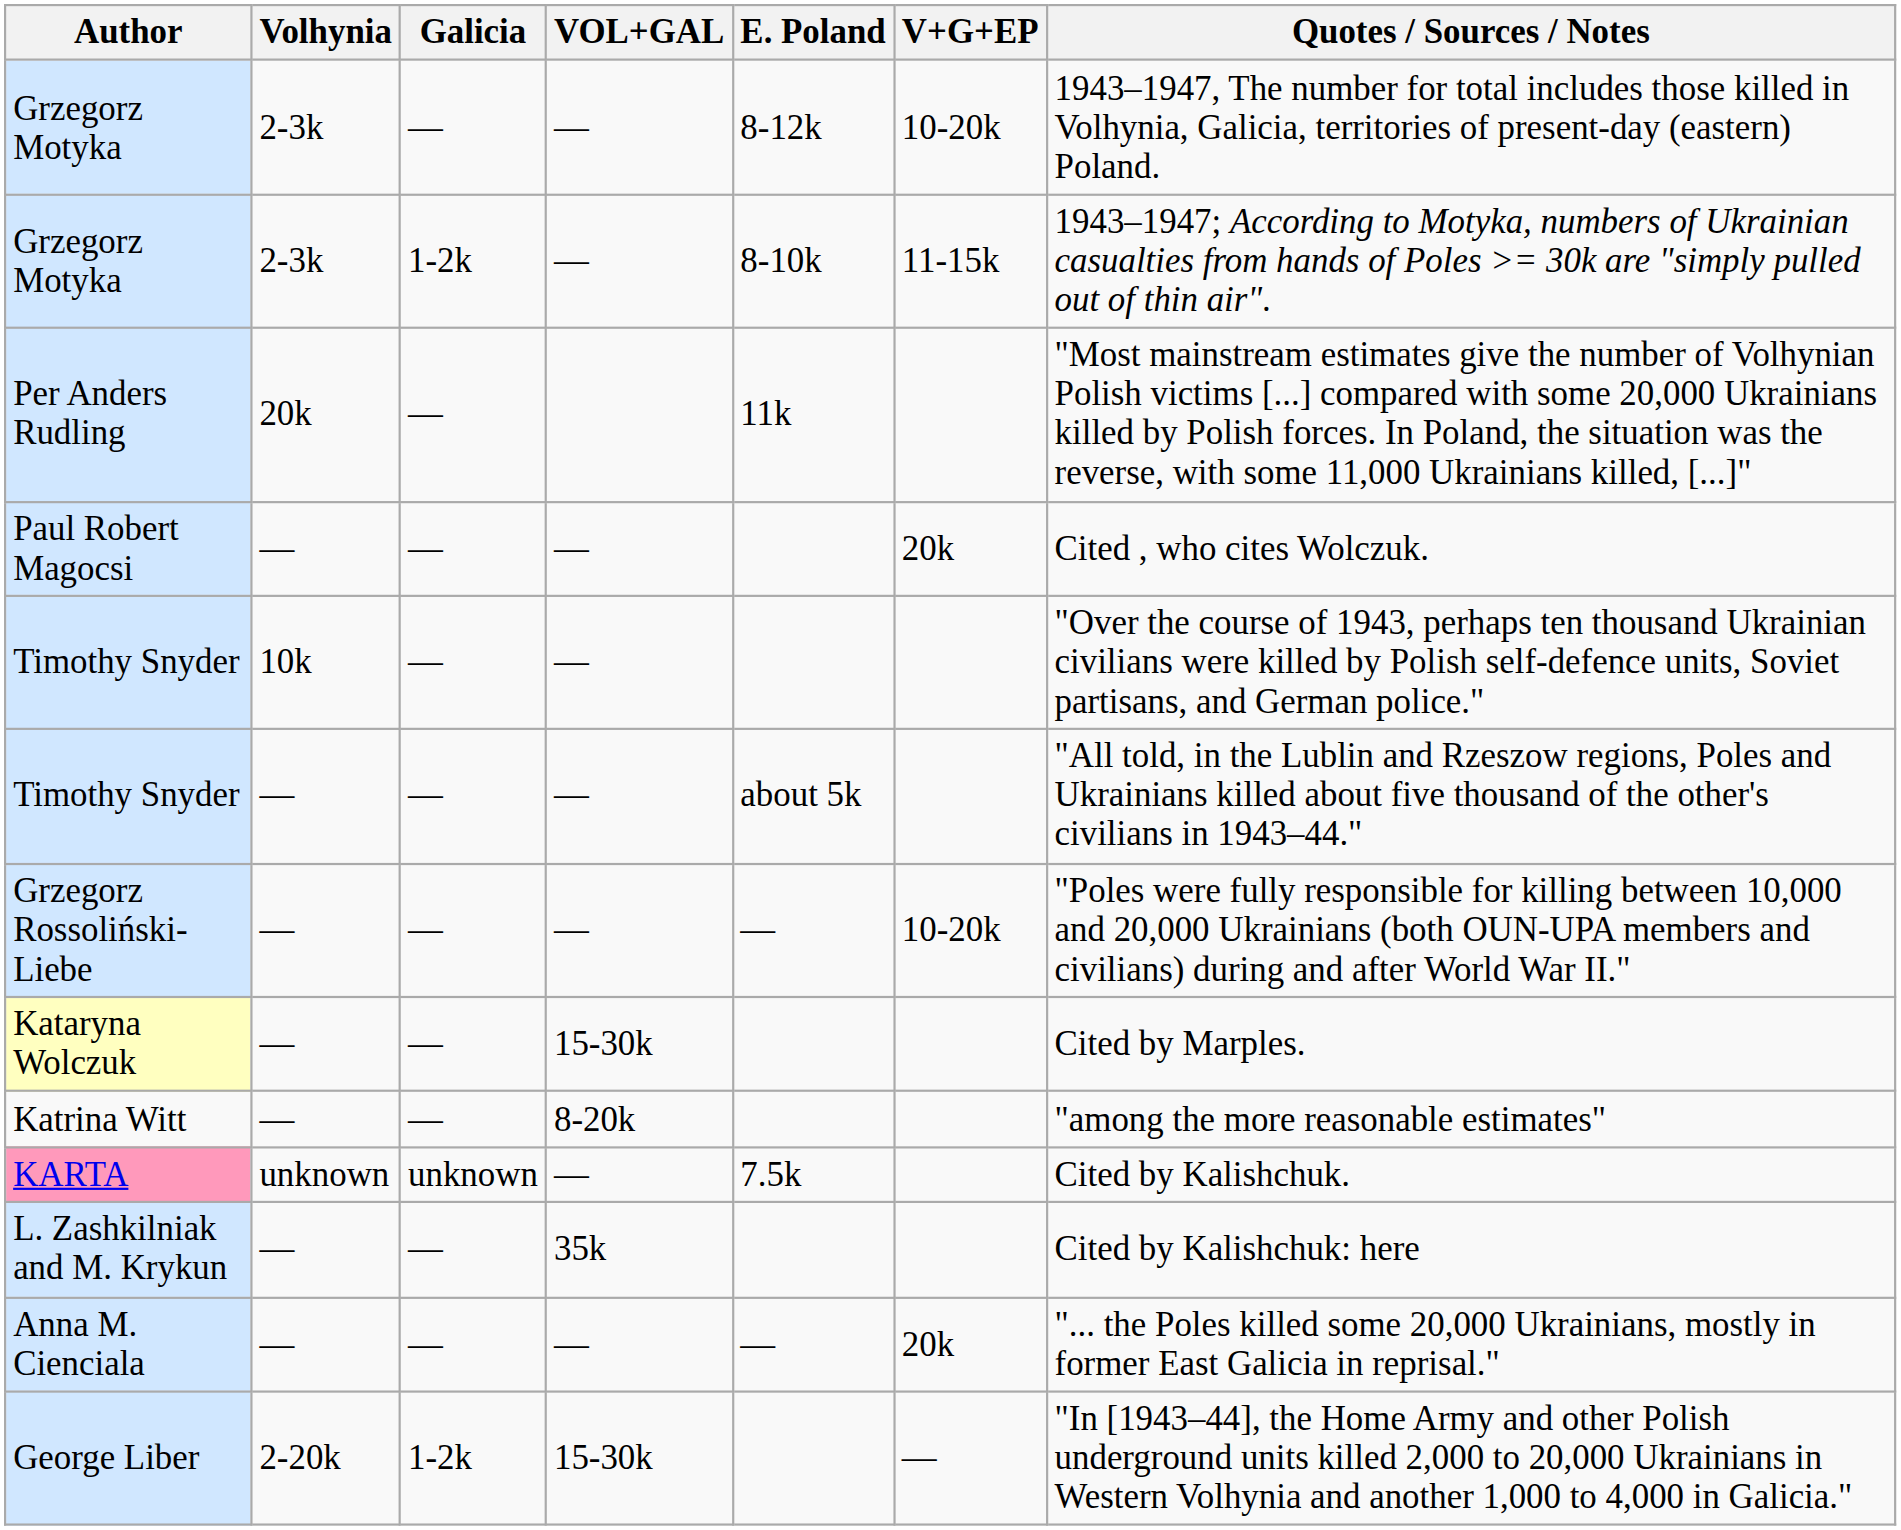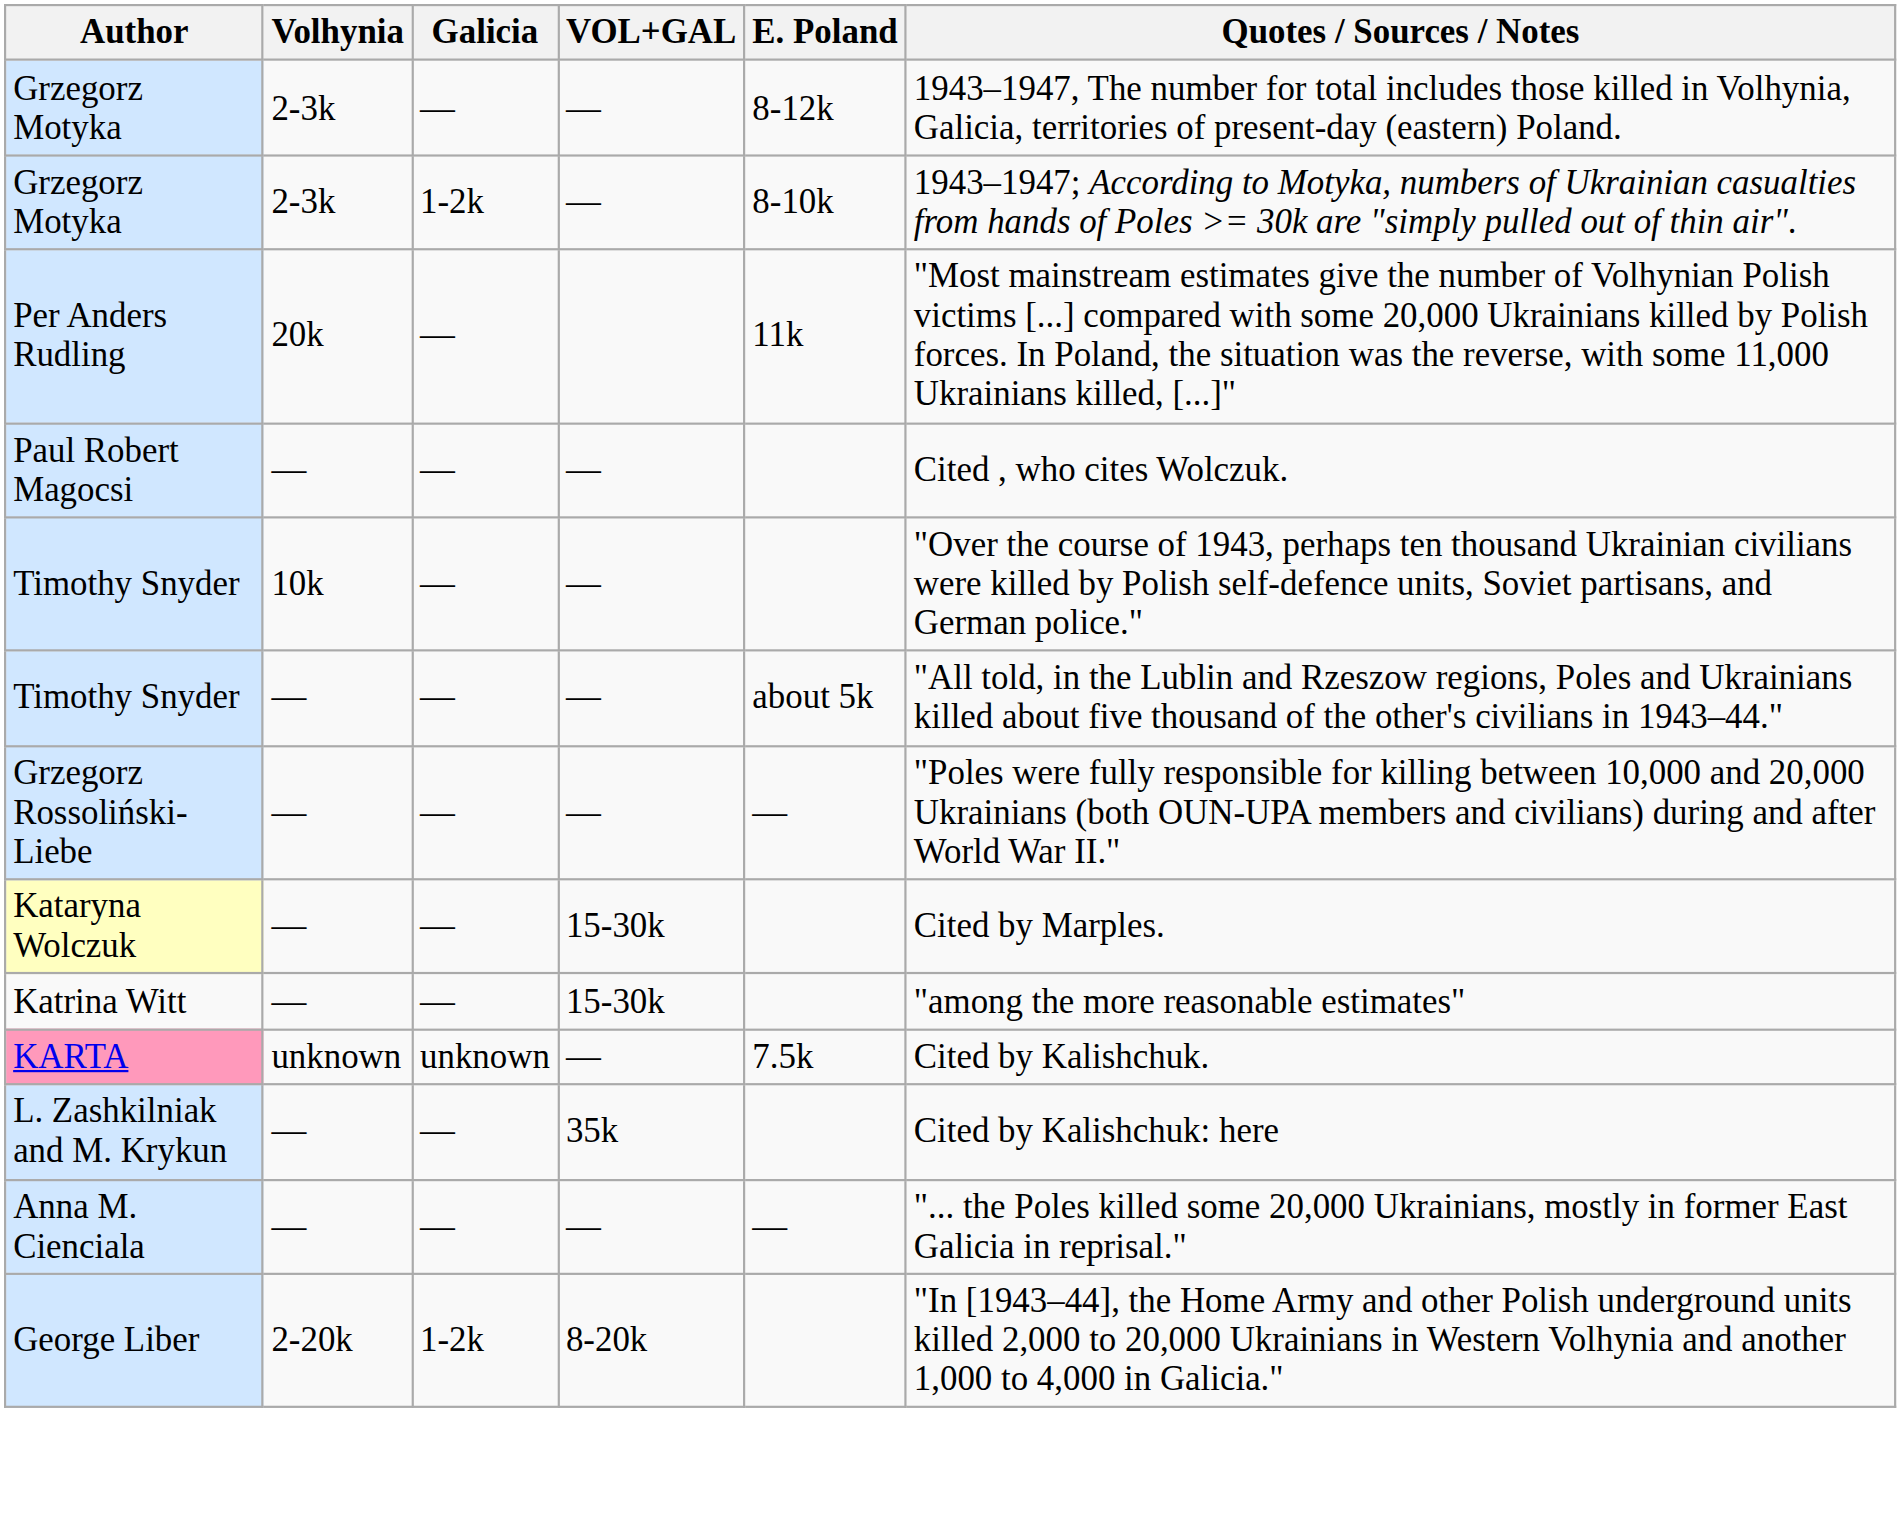- column: (970, 32)
(595, 1118) 8-20k -> (615, 1000) 15-30k
(603, 1457) 15-30k -> (607, 1339) 8-20k
